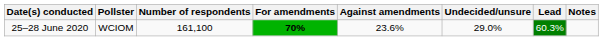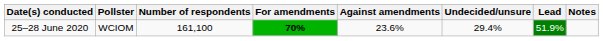(488, 28) 29.0% -> (488, 28) 29.4%
(550, 28) 60.3% -> (550, 28) 51.9%
